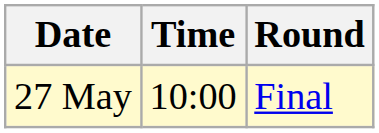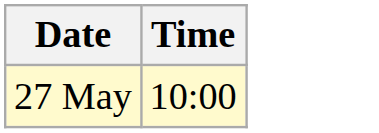- column: (310, 34)
